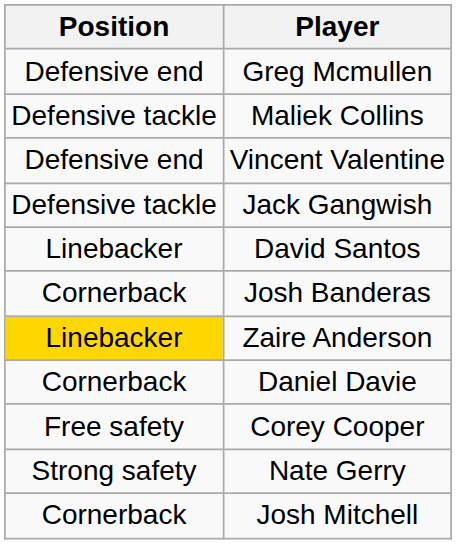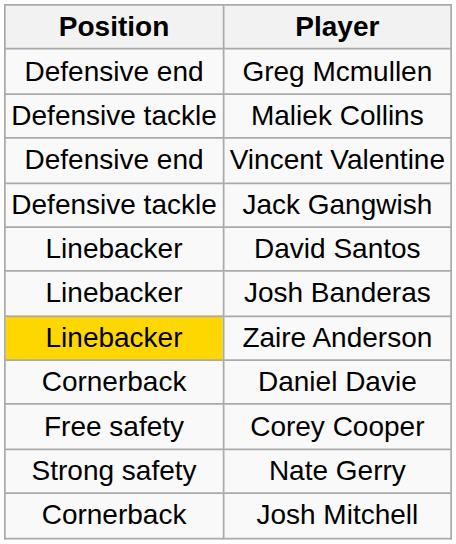(114, 293) Cornerback -> (114, 293) Linebacker
